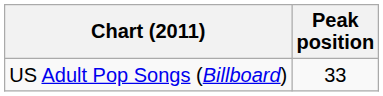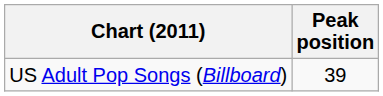(335, 74) 33 -> (335, 74) 39
